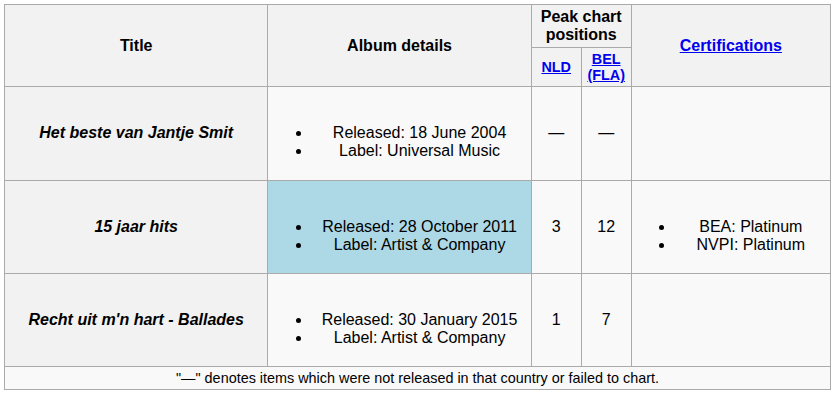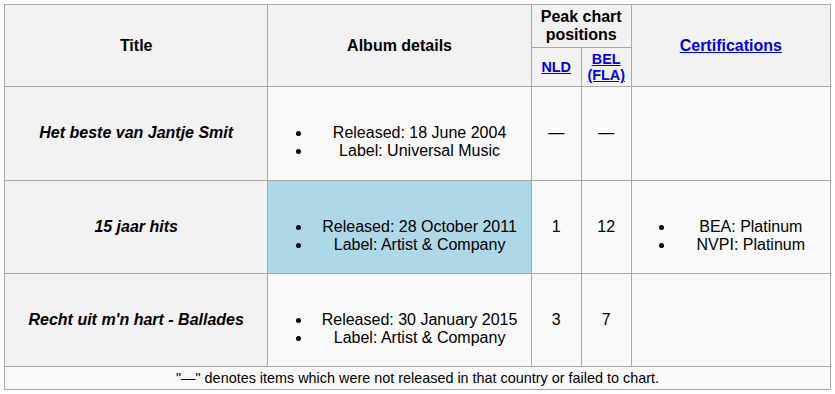(556, 226) 3 -> (556, 226) 1
(556, 320) 1 -> (556, 320) 3
